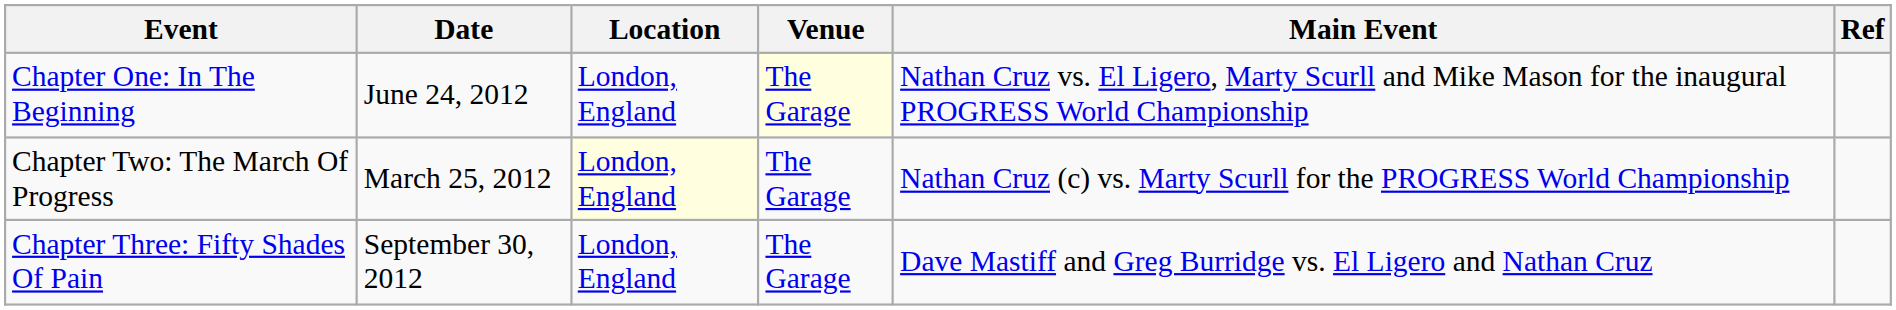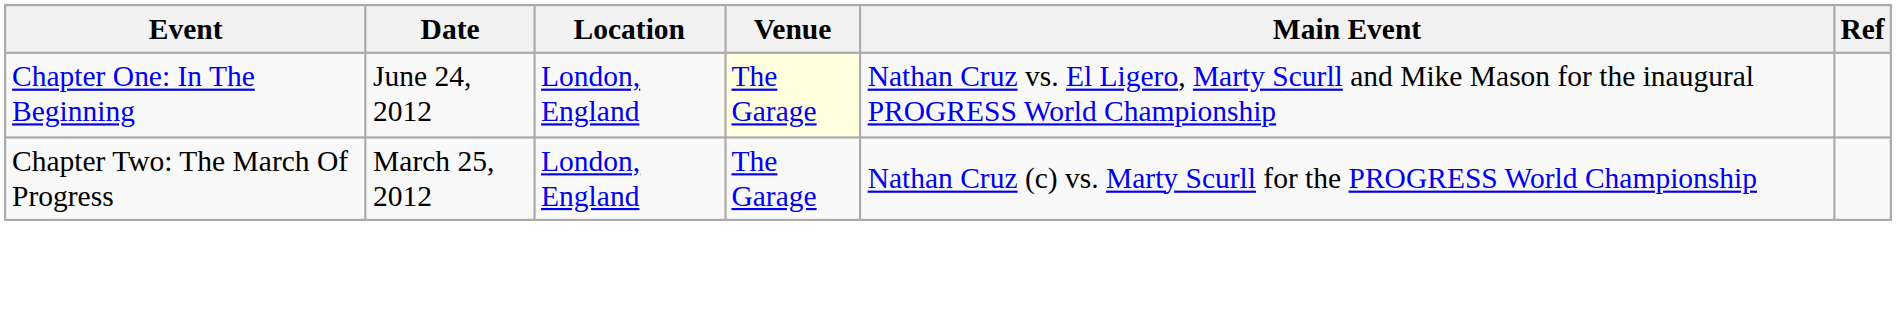(627, 177) lightyellow background -> (591, 177) no background
- row: (179, 261)
